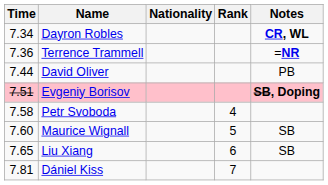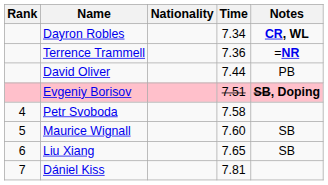columns swapped: (233, 14) <-> (21, 14)
